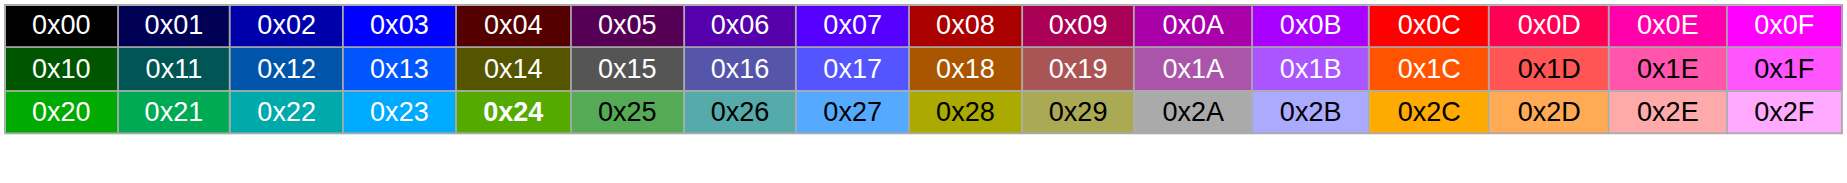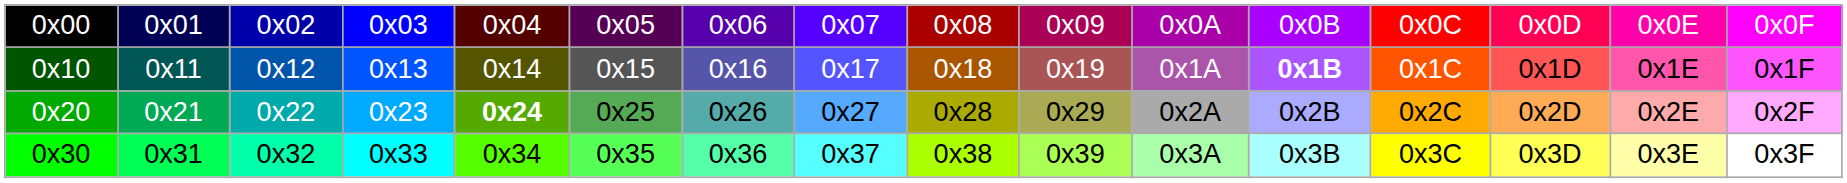(1311, 68) normal -> (1310, 68) bold
+ row: (61, 154)
